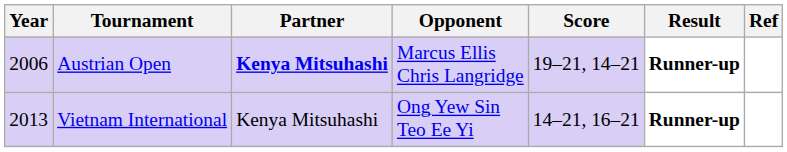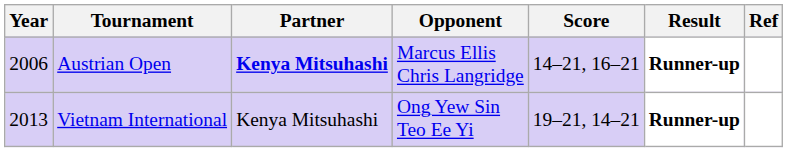(586, 64) 19–21, 14–21 -> (586, 64) 14–21, 16–21
(586, 119) 14–21, 16–21 -> (586, 119) 19–21, 14–21
